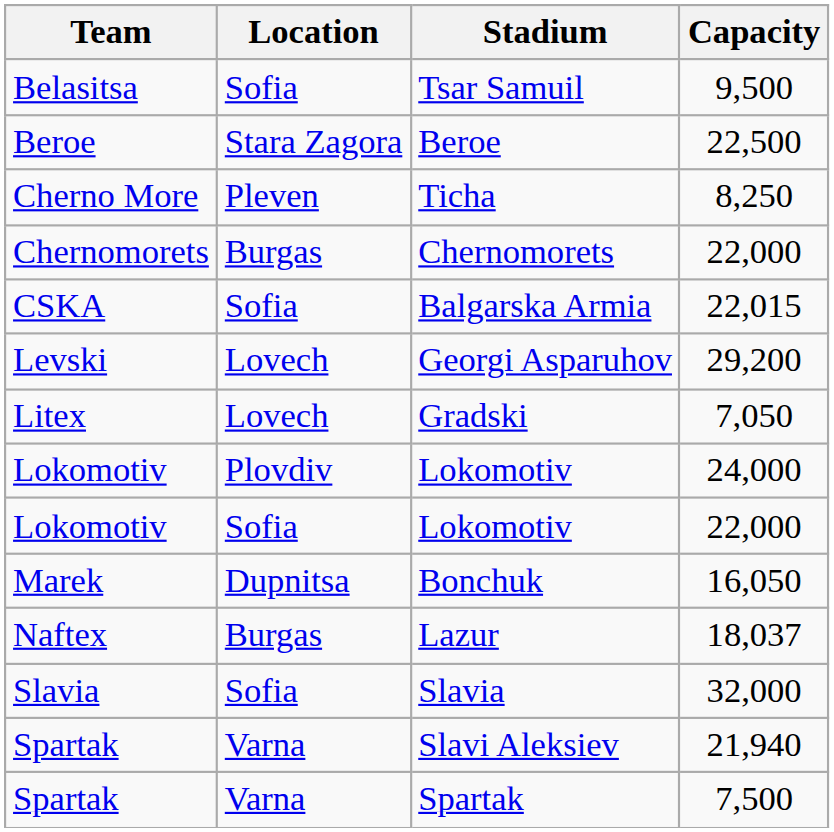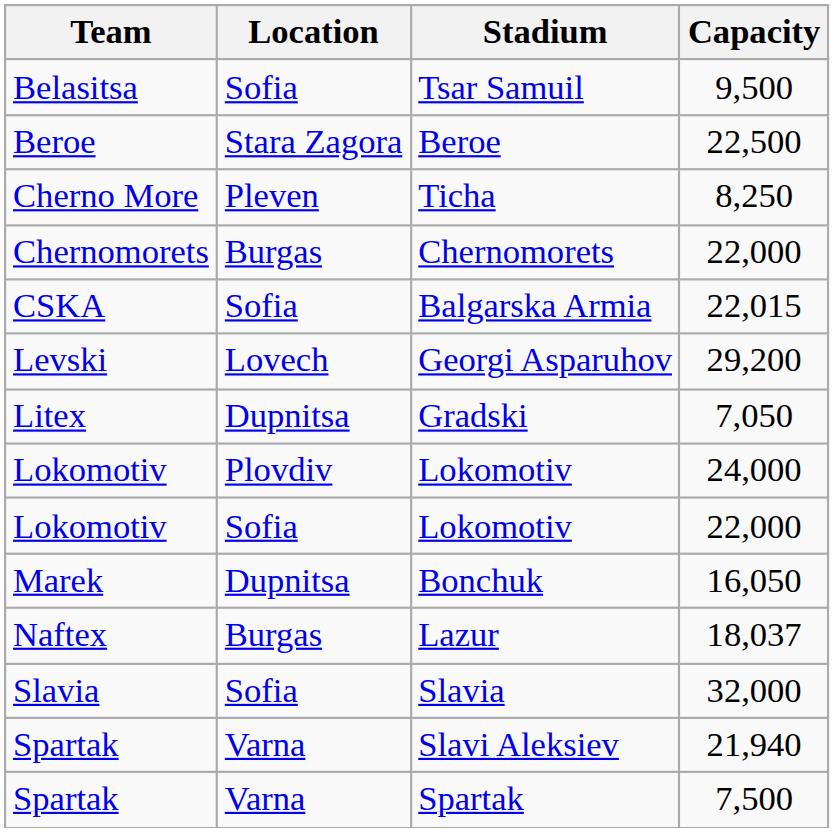(277, 415) Lovech -> (287, 415) Dupnitsa
